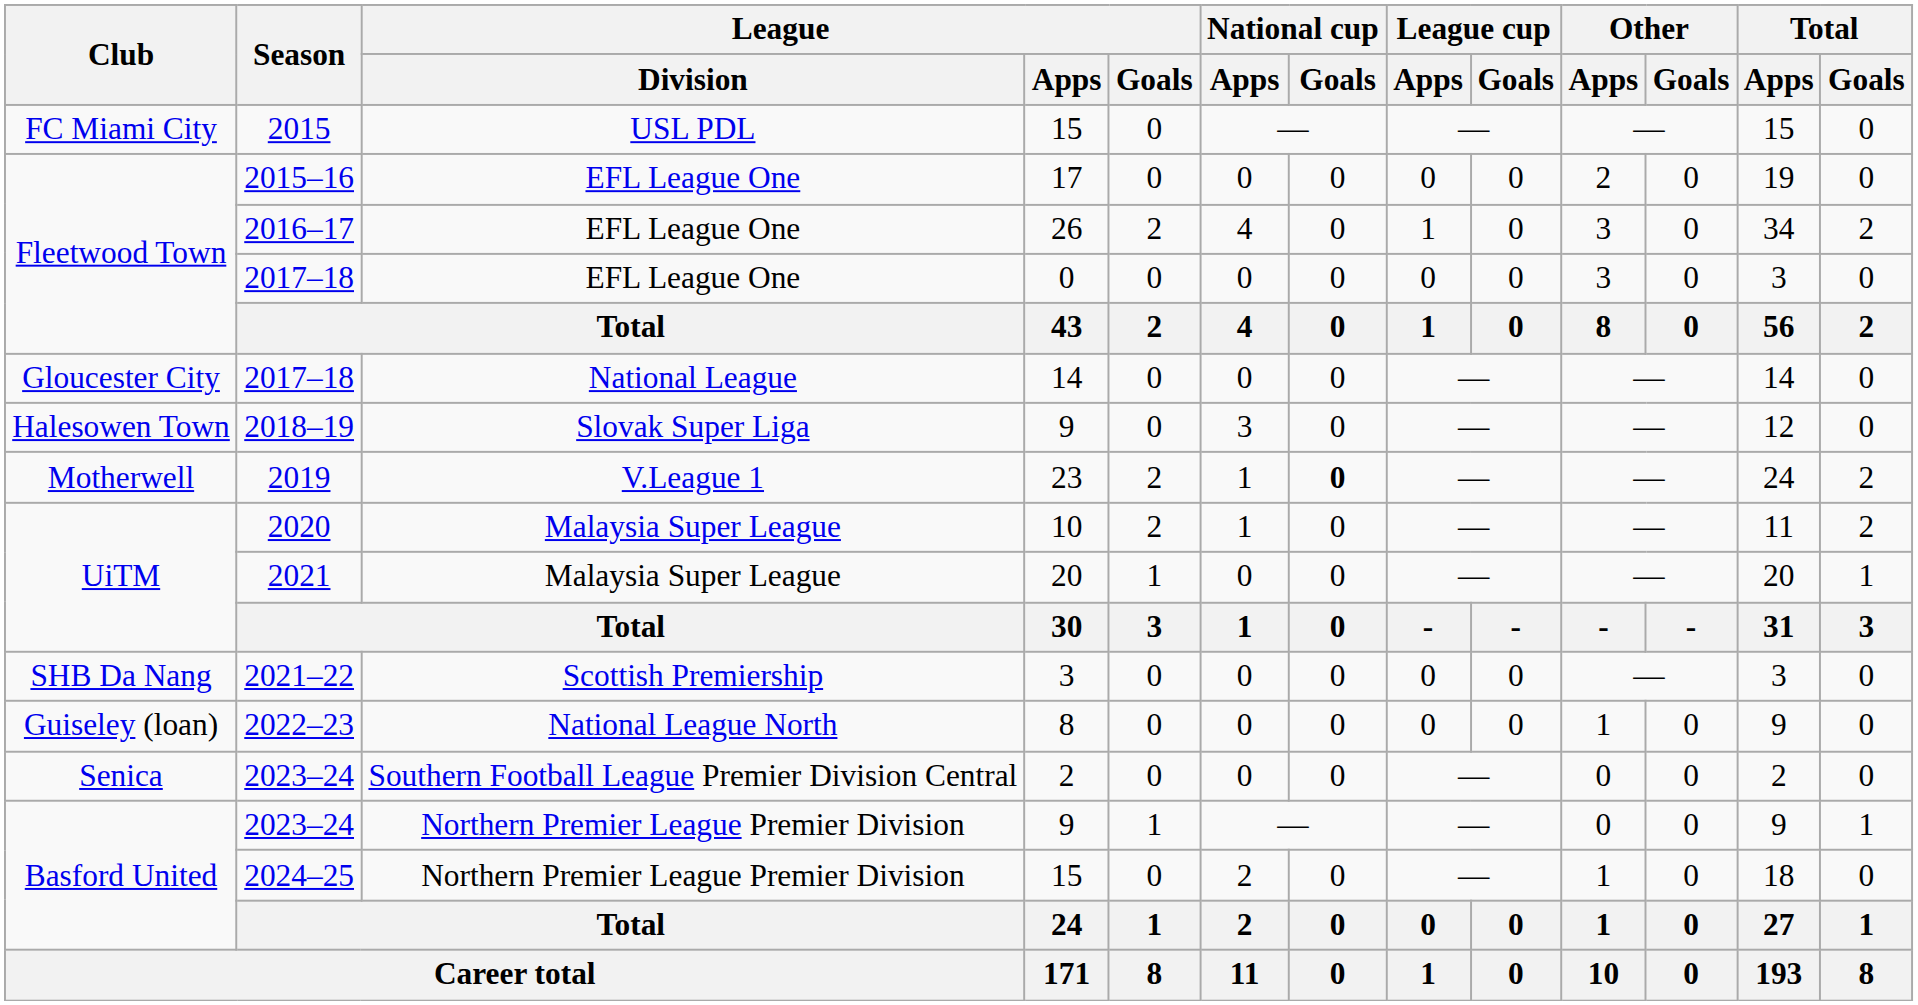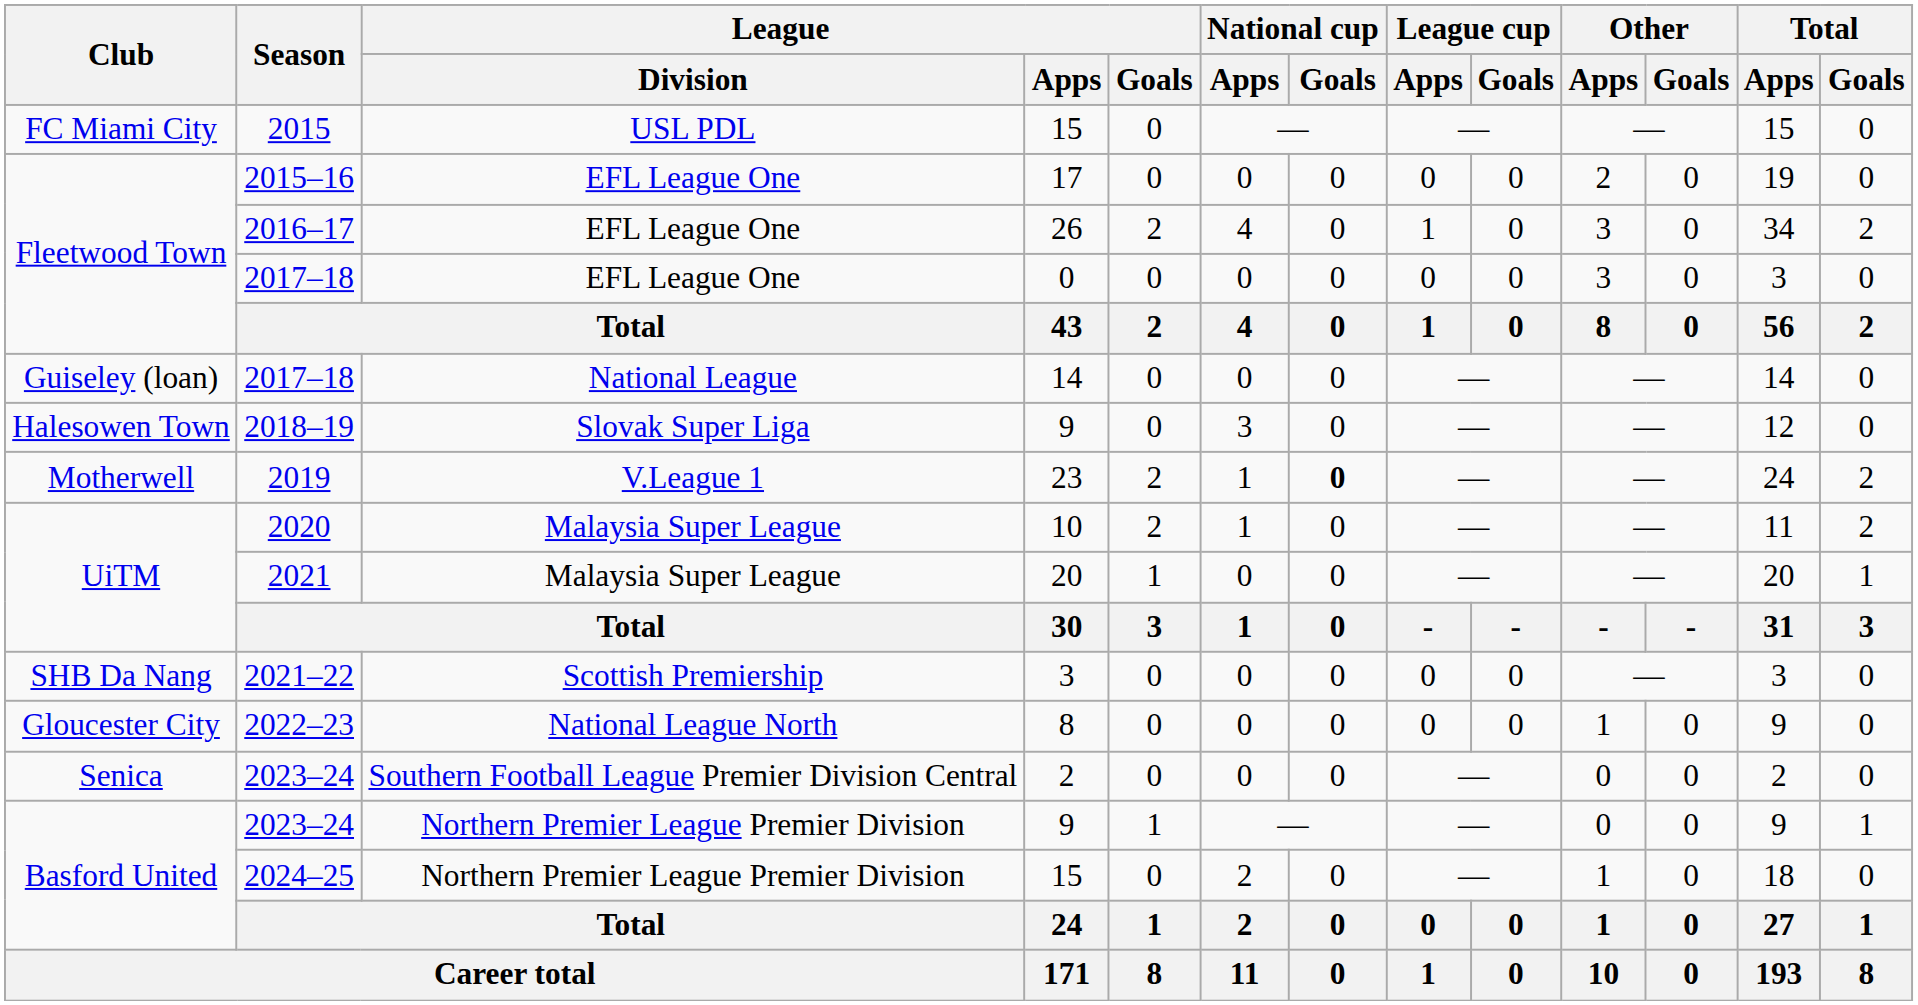(121, 377) Gloucester City -> (121, 377) Guiseley (loan)
(121, 725) Guiseley (loan) -> (121, 725) Gloucester City
